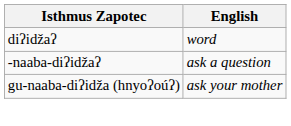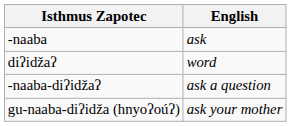+ row: (27, 39)
